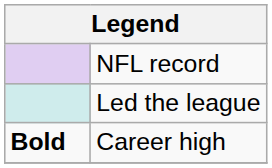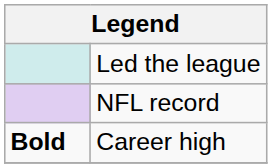rows swapped: (158, 63) <-> (178, 102)
